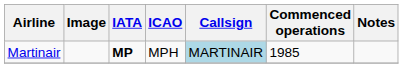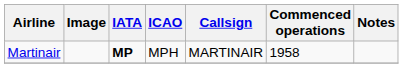(226, 52) lightblue background -> (226, 52) no background
(285, 52) 1985 -> (285, 52) 1958
